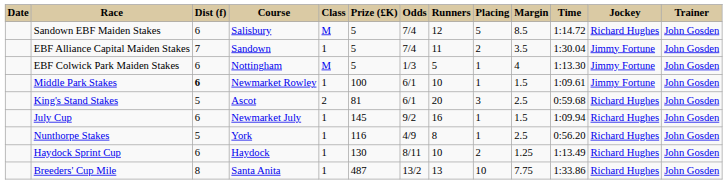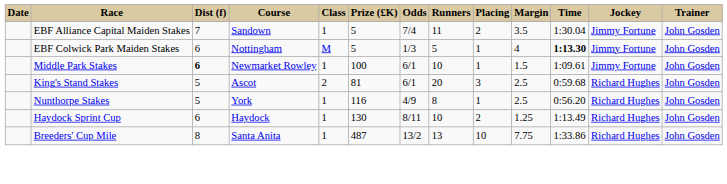- row: (97, 30)
(569, 65) normal -> (570, 47) bold
- row: (53, 117)
